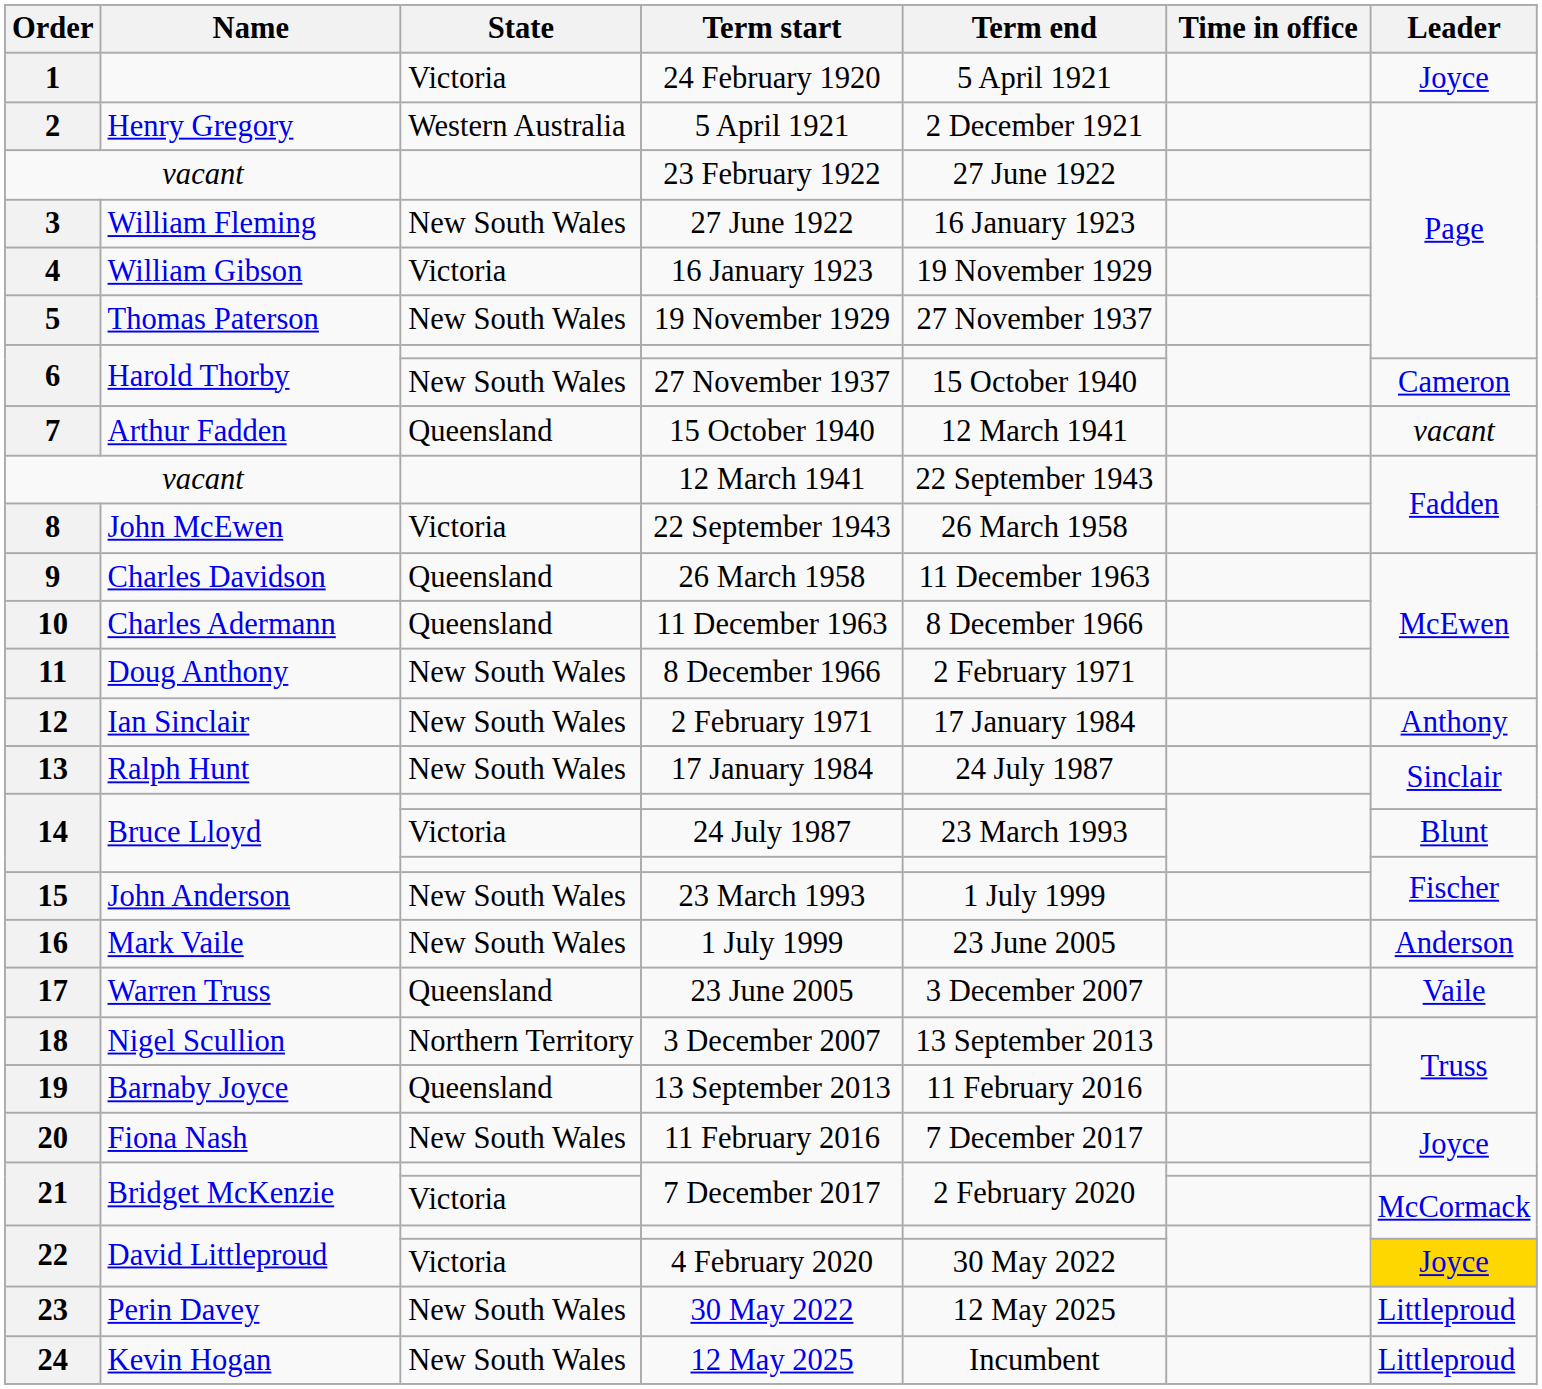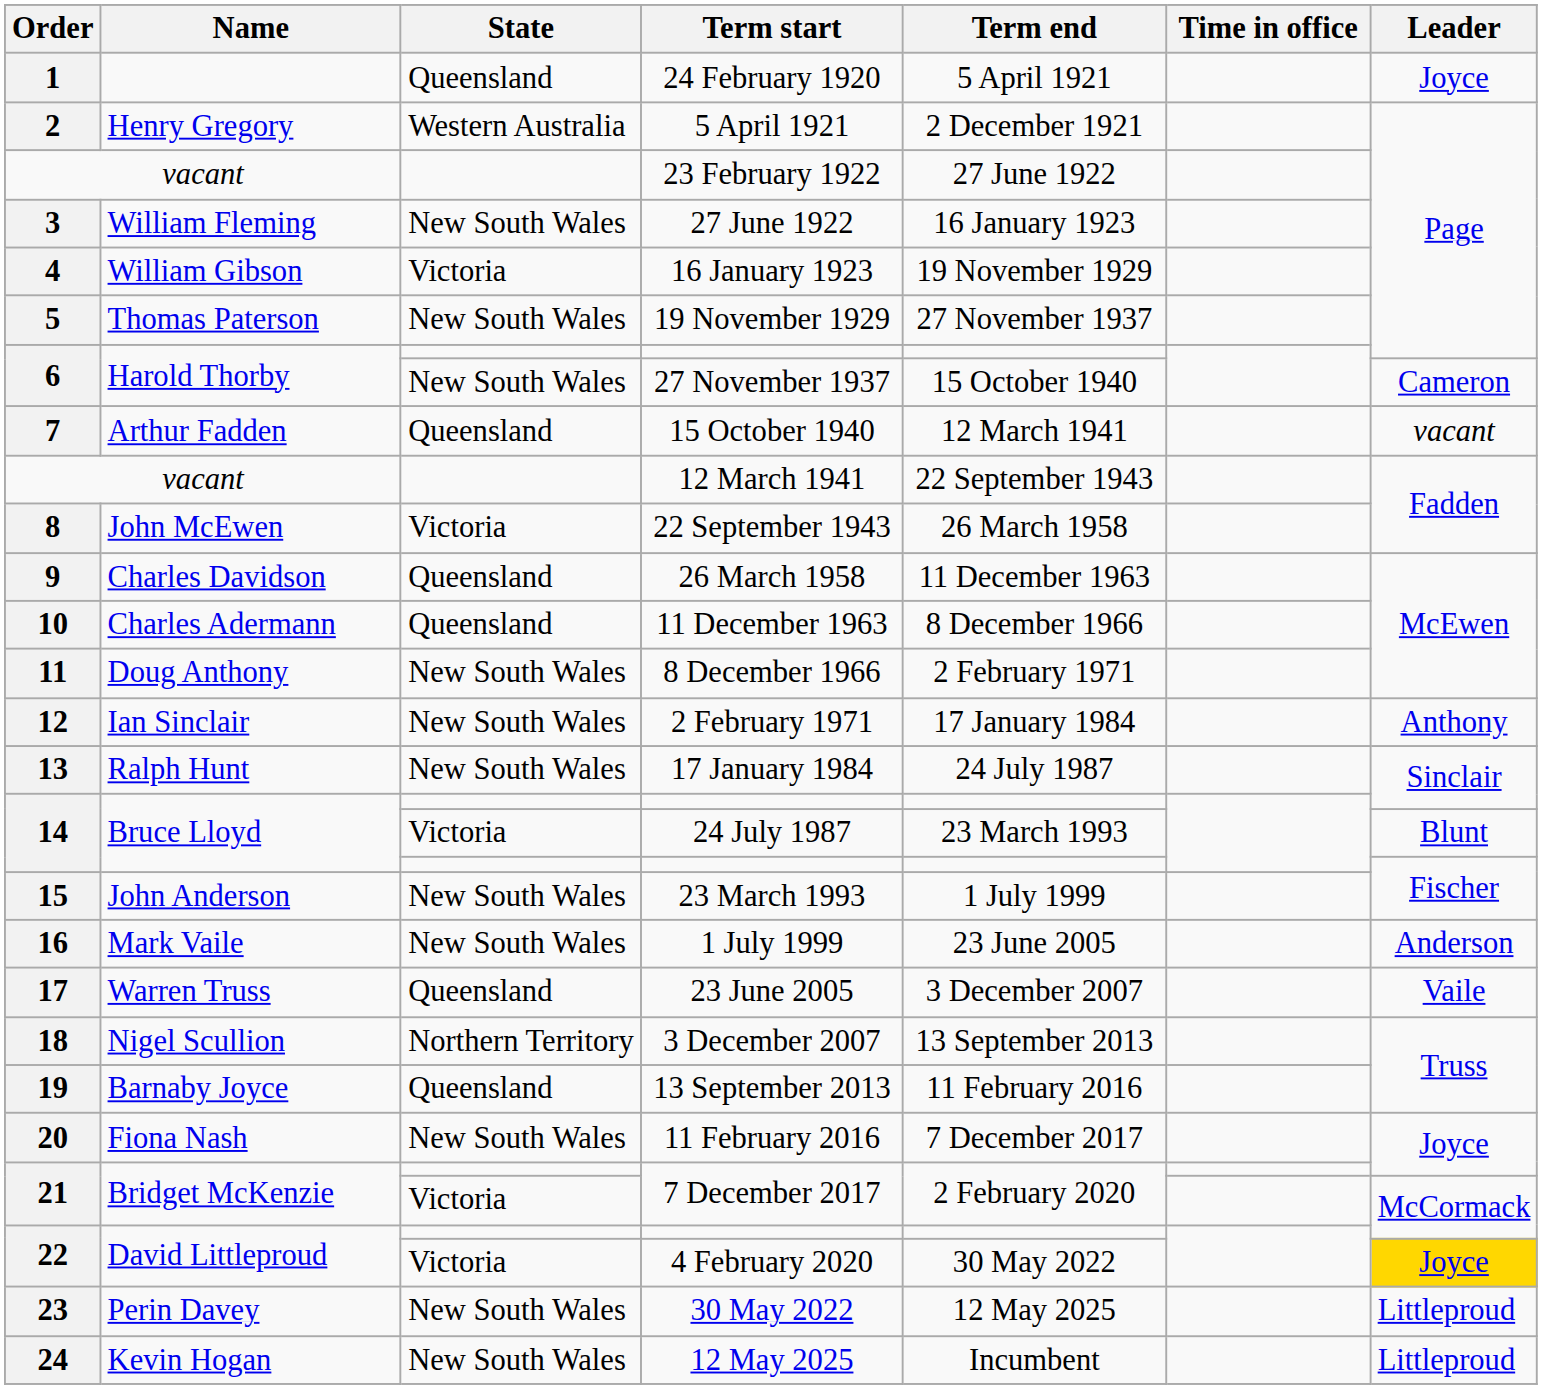(457, 77) Victoria -> (480, 77) Queensland
